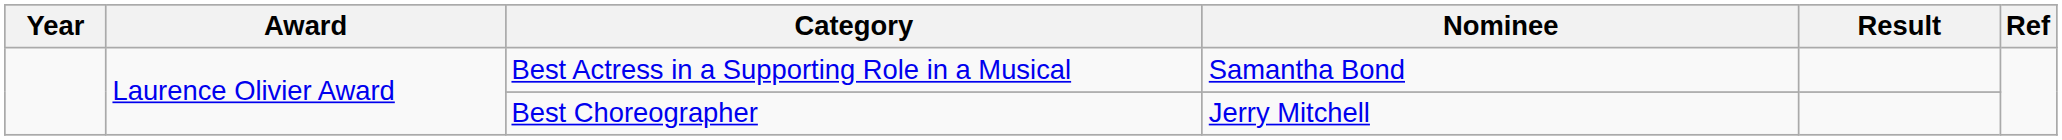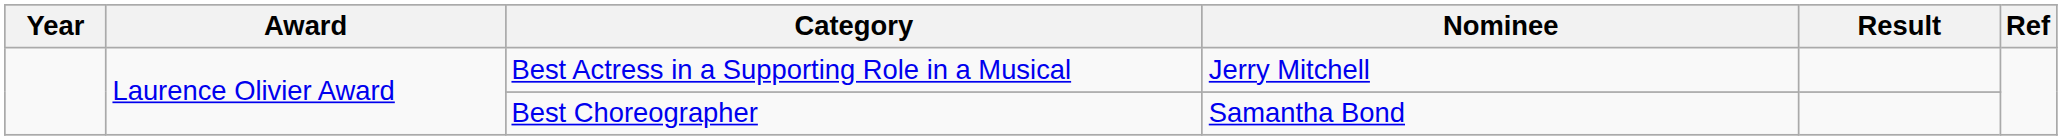(1307, 69) Samantha Bond -> (1289, 69) Jerry Mitchell
(1289, 112) Jerry Mitchell -> (1307, 112) Samantha Bond
